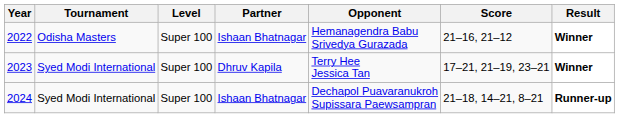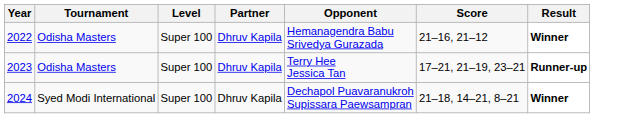(262, 38) Ishaan Bhatnagar -> (250, 38) Dhruv Kapila
(96, 68) Syed Modi International -> (77, 68) Odisha Masters
(574, 68) Winner -> (559, 68) Runner-up
(262, 98) Ishaan Bhatnagar -> (250, 98) Dhruv Kapila
(583, 98) Runner-up -> (549, 98) Winner
